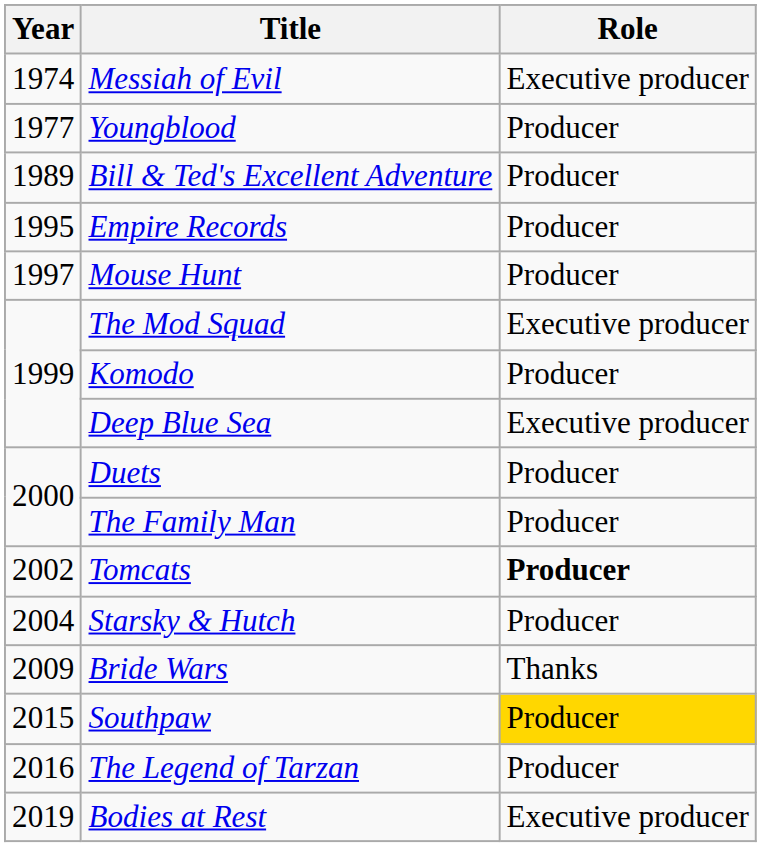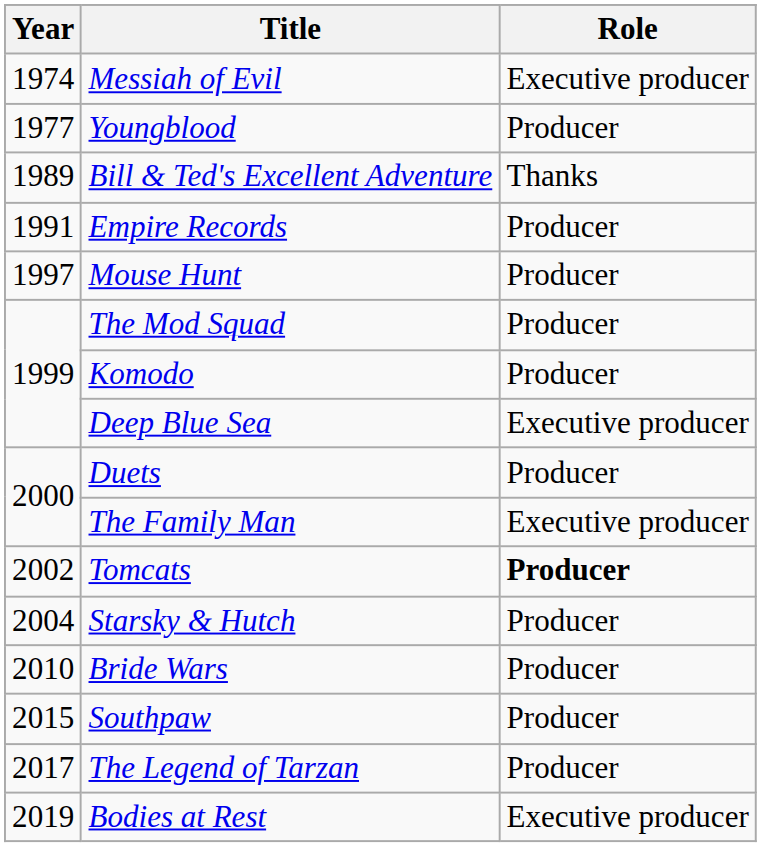(563, 176) Producer -> (552, 176) Thanks
(43, 226) 1995 -> (43, 226) 1991
(628, 324) Executive producer -> (563, 324) Producer
(563, 521) Producer -> (628, 521) Executive producer
(43, 669) 2009 -> (43, 669) 2010
(552, 669) Thanks -> (563, 669) Producer
(563, 718) gold background -> (563, 718) no background
(43, 767) 2016 -> (43, 767) 2017
